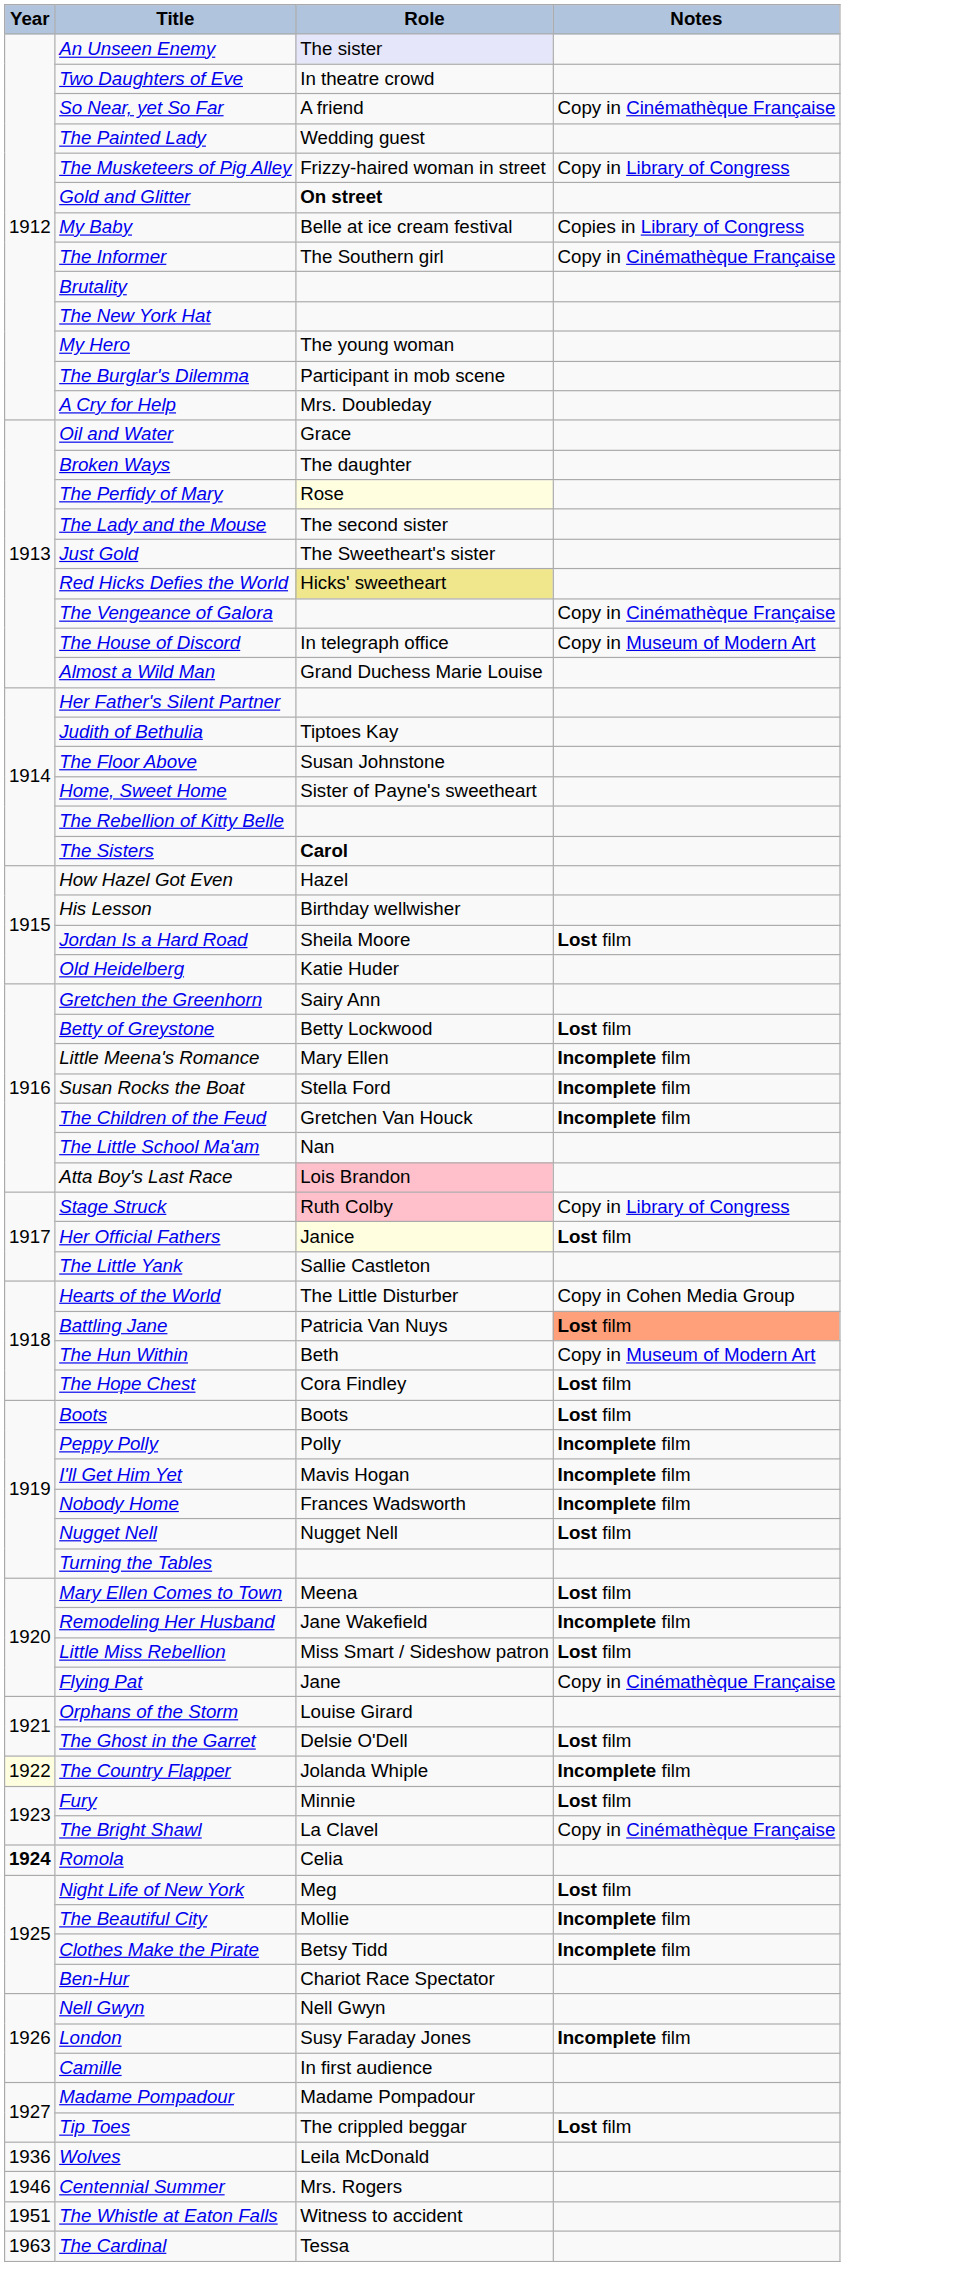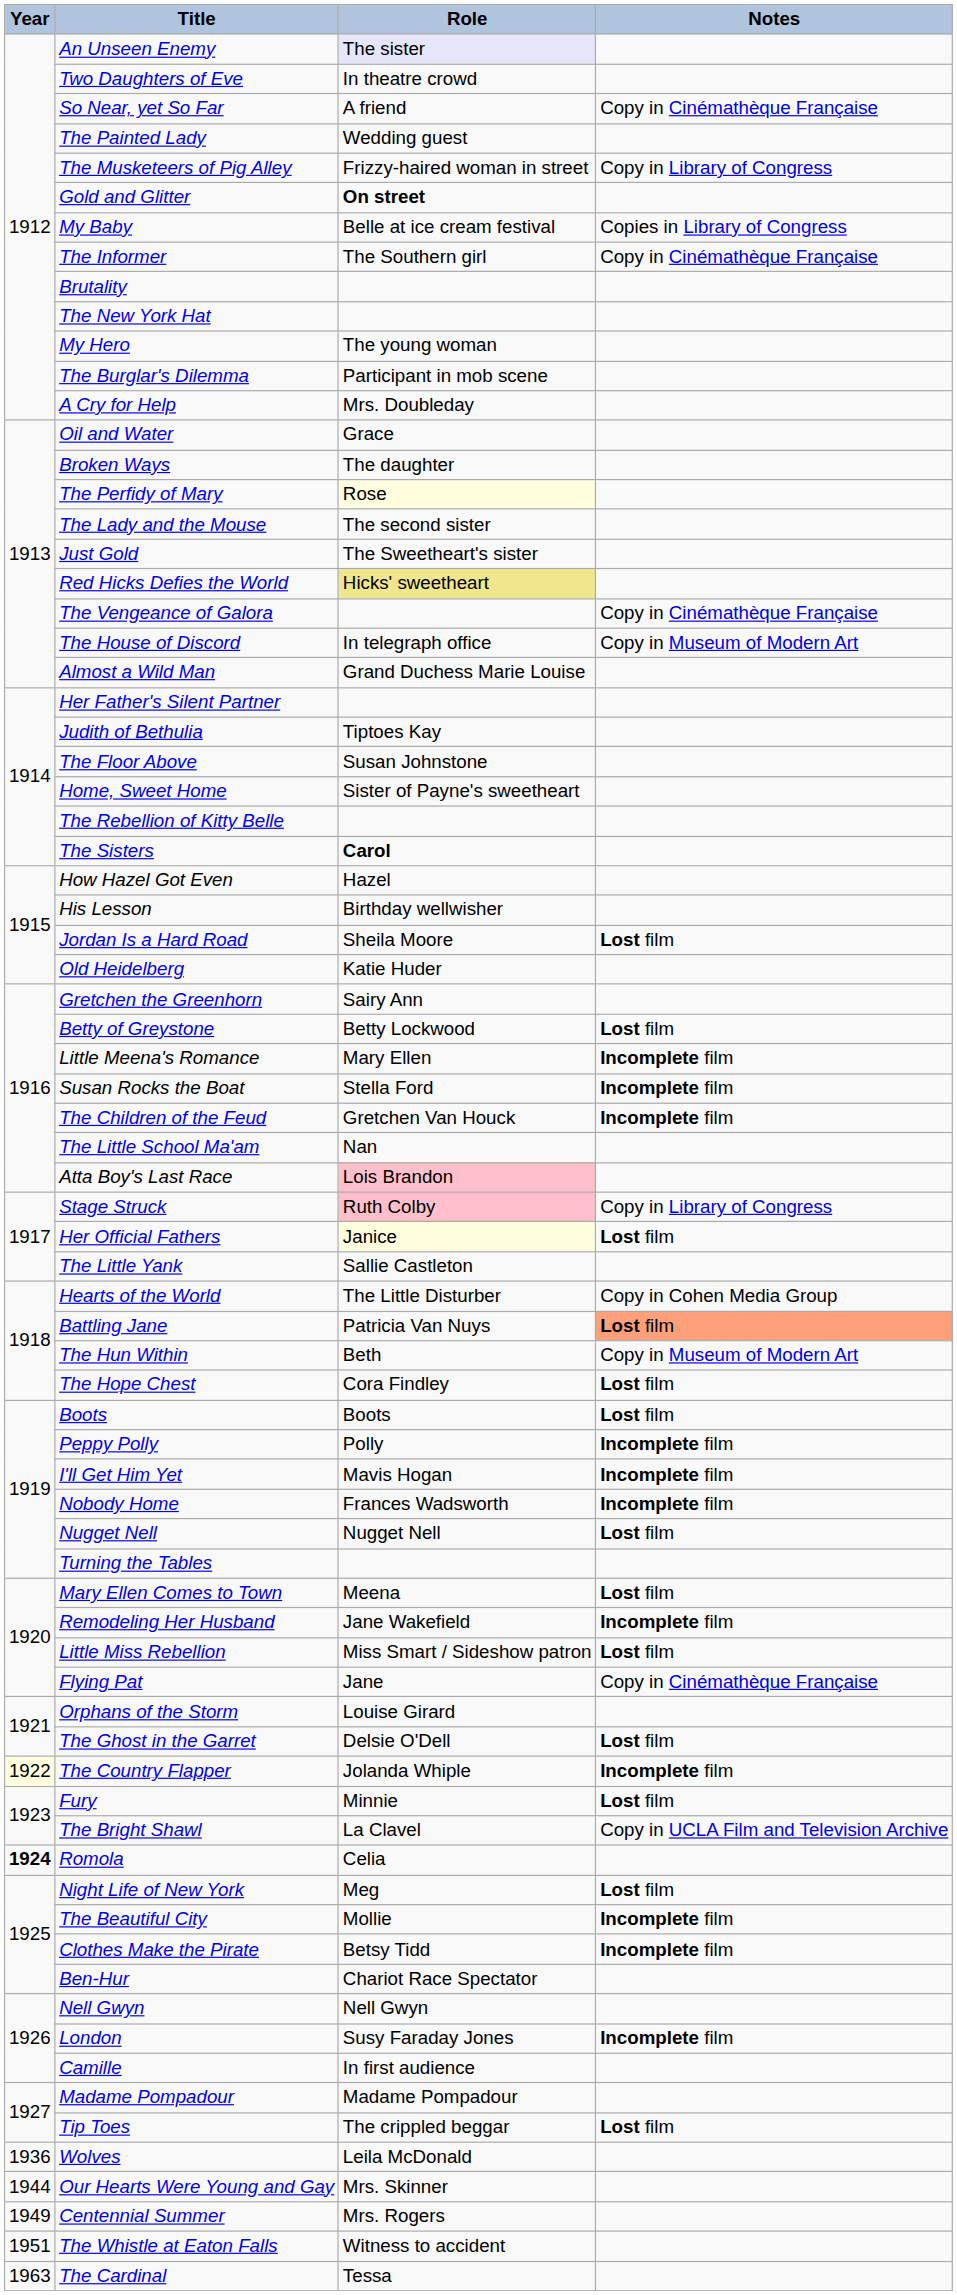(696, 1830) Copy in Cinémathèque Française -> (774, 1830) Copy in UCLA Film and Television Archive
+ row: (197, 2186)
(30, 2186) 1946 -> (30, 2216) 1949
